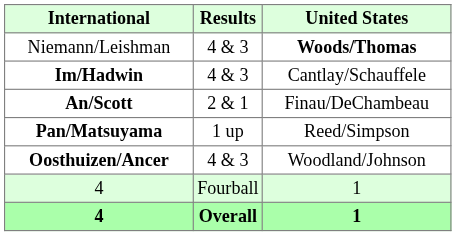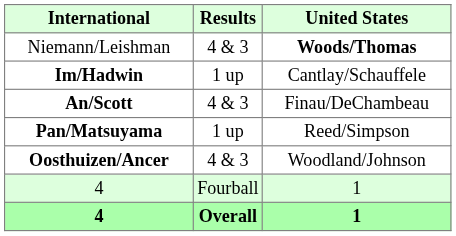(228, 75) 4 & 3 -> (228, 75) 1 up
(228, 103) 2 & 1 -> (228, 103) 4 & 3
